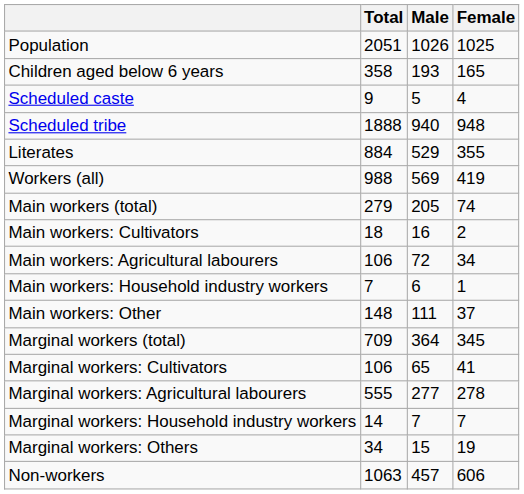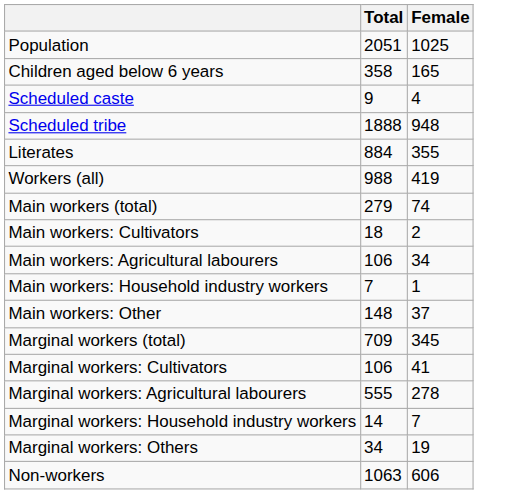- column: (430, 17)
